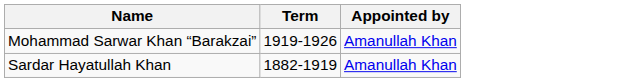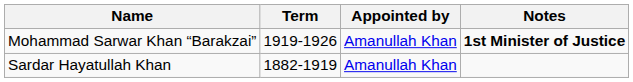+ column: (545, 16)
